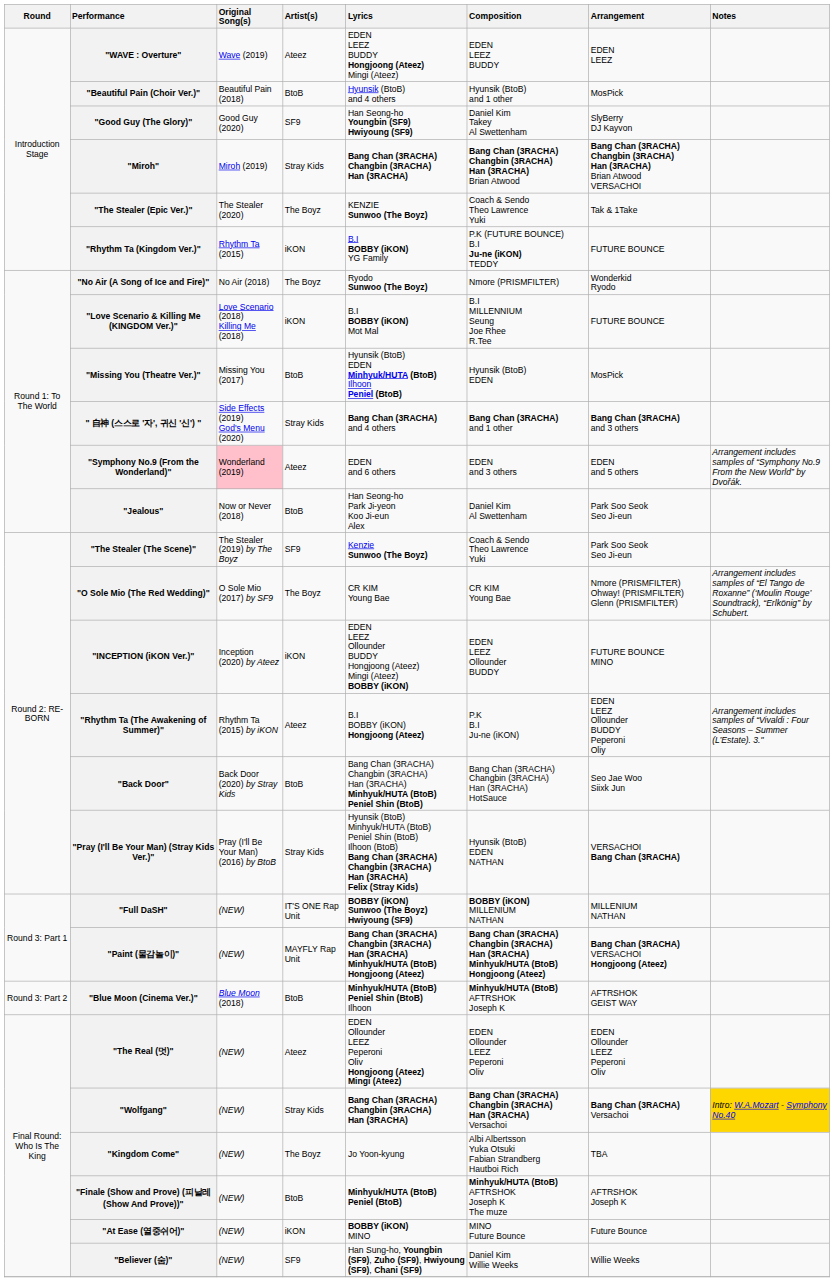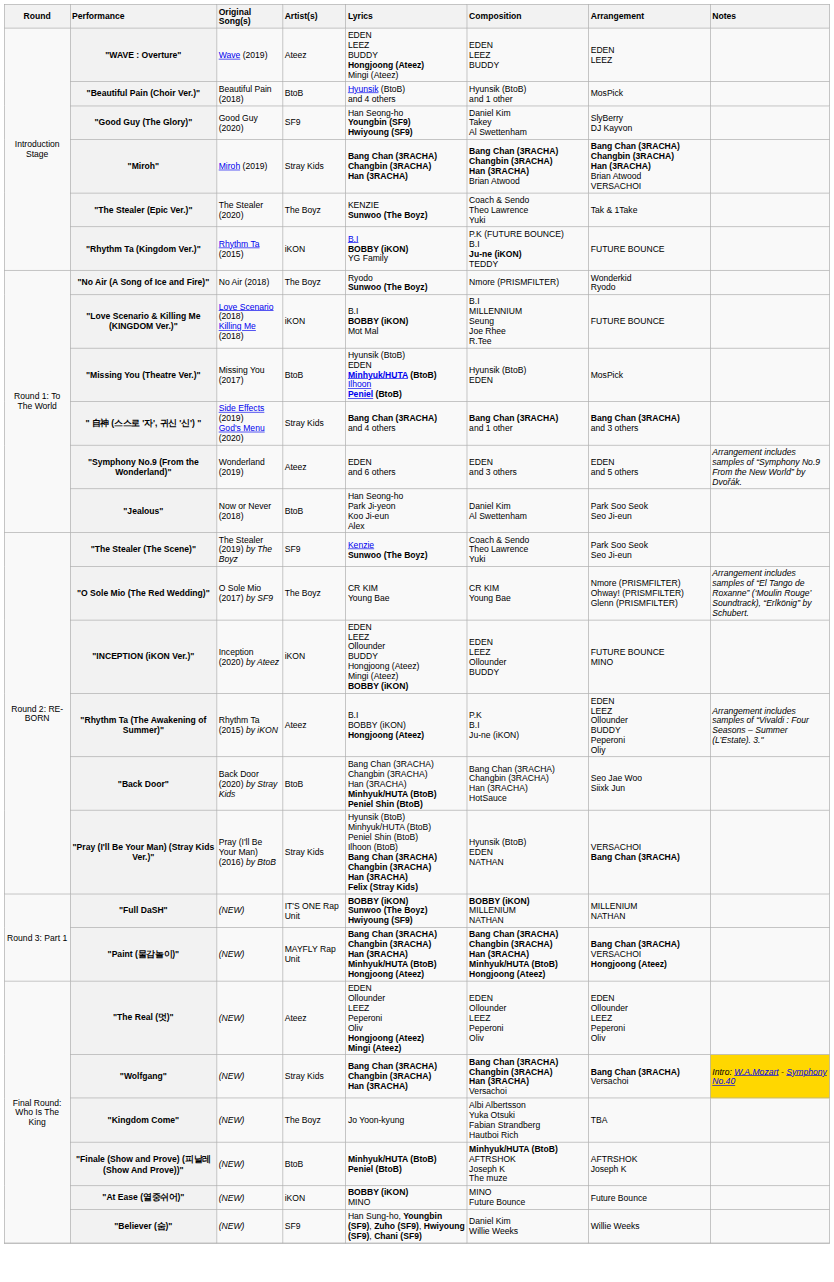(242, 467) pink background -> (242, 467) no background
- row: (143, 998)
